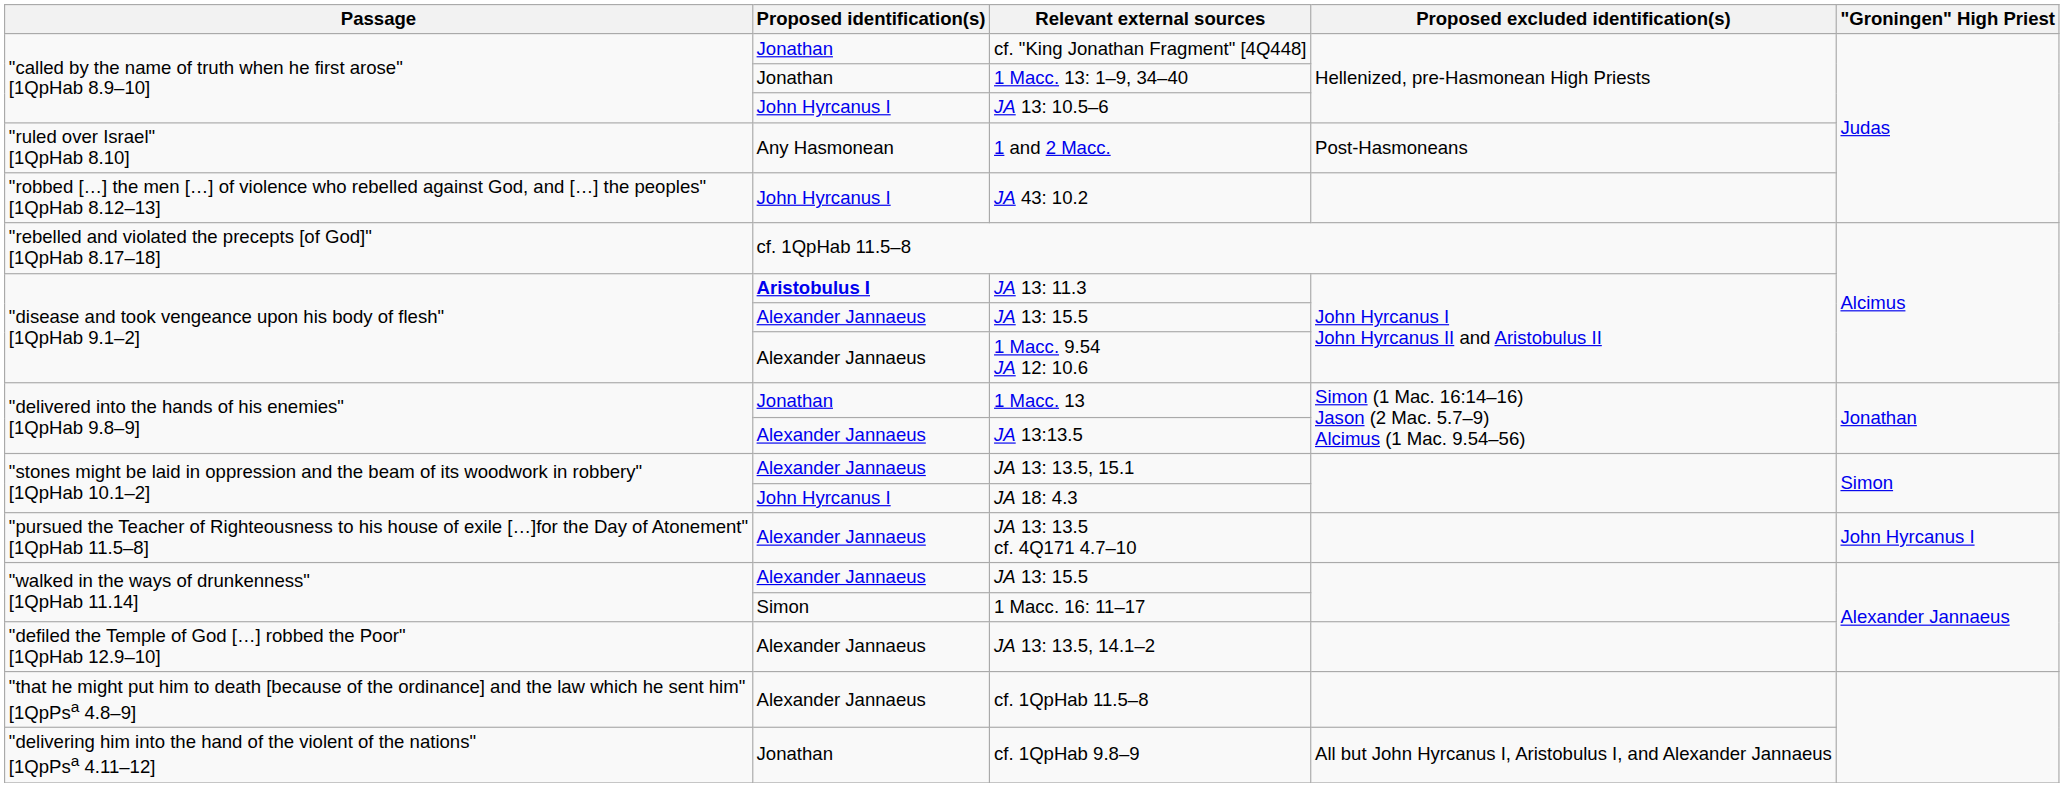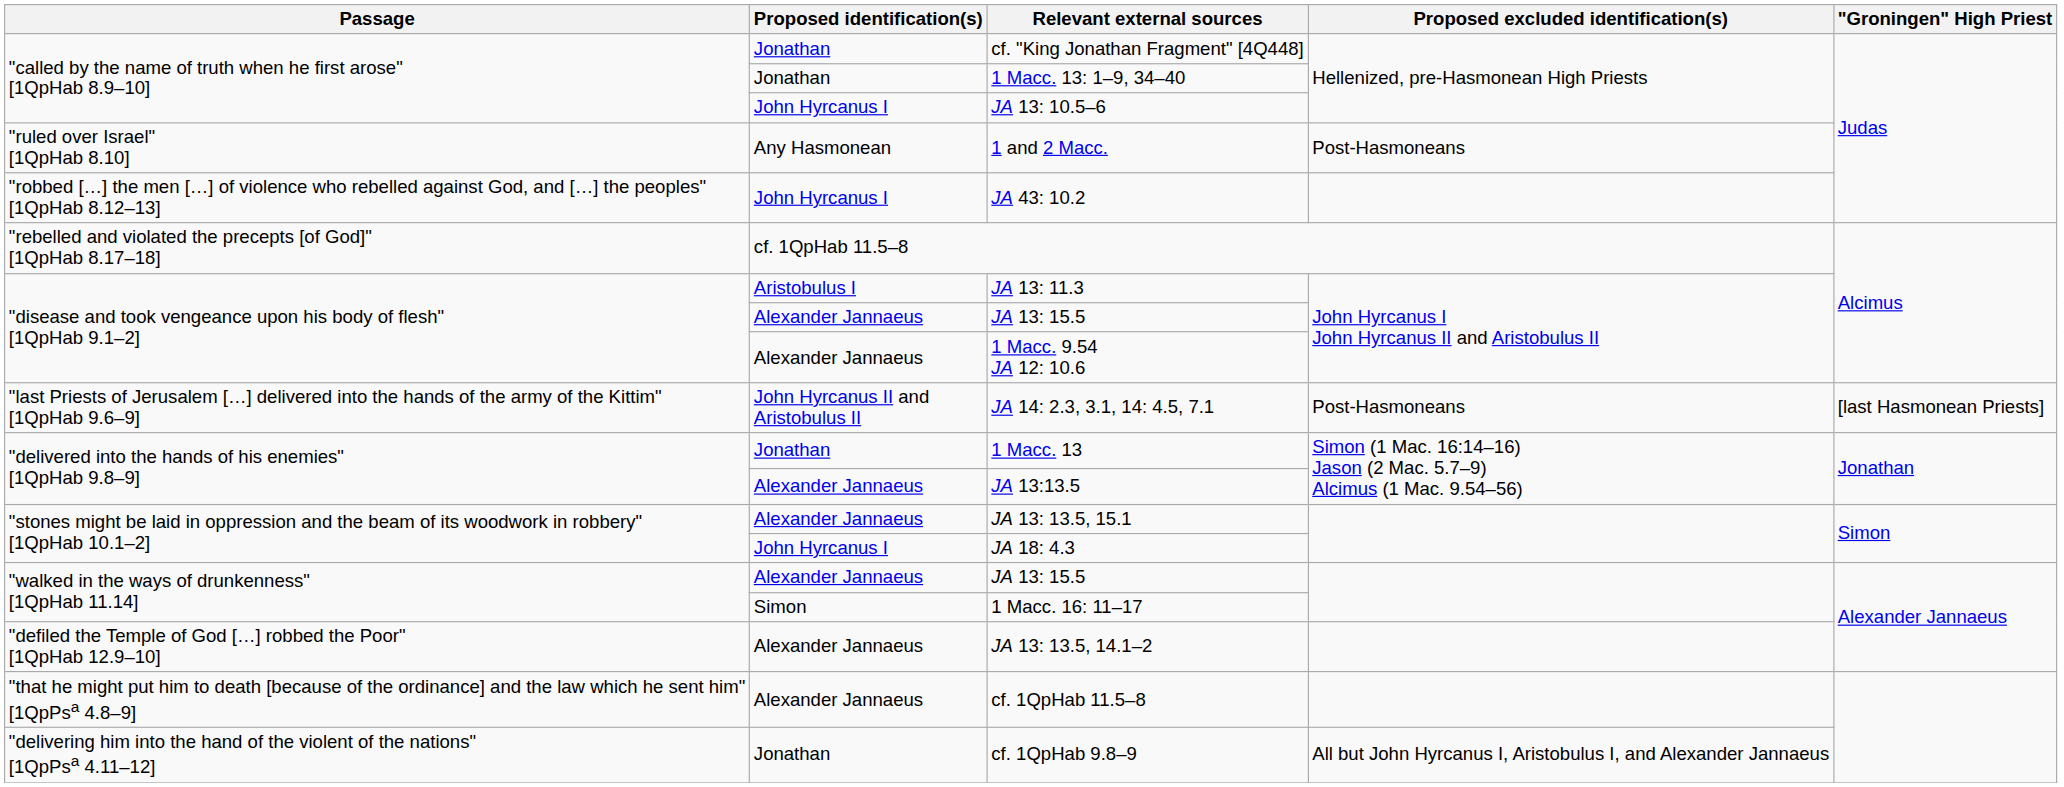(813, 287) bold -> (805, 287) normal
+ row: (335, 407)
- row: (378, 537)
